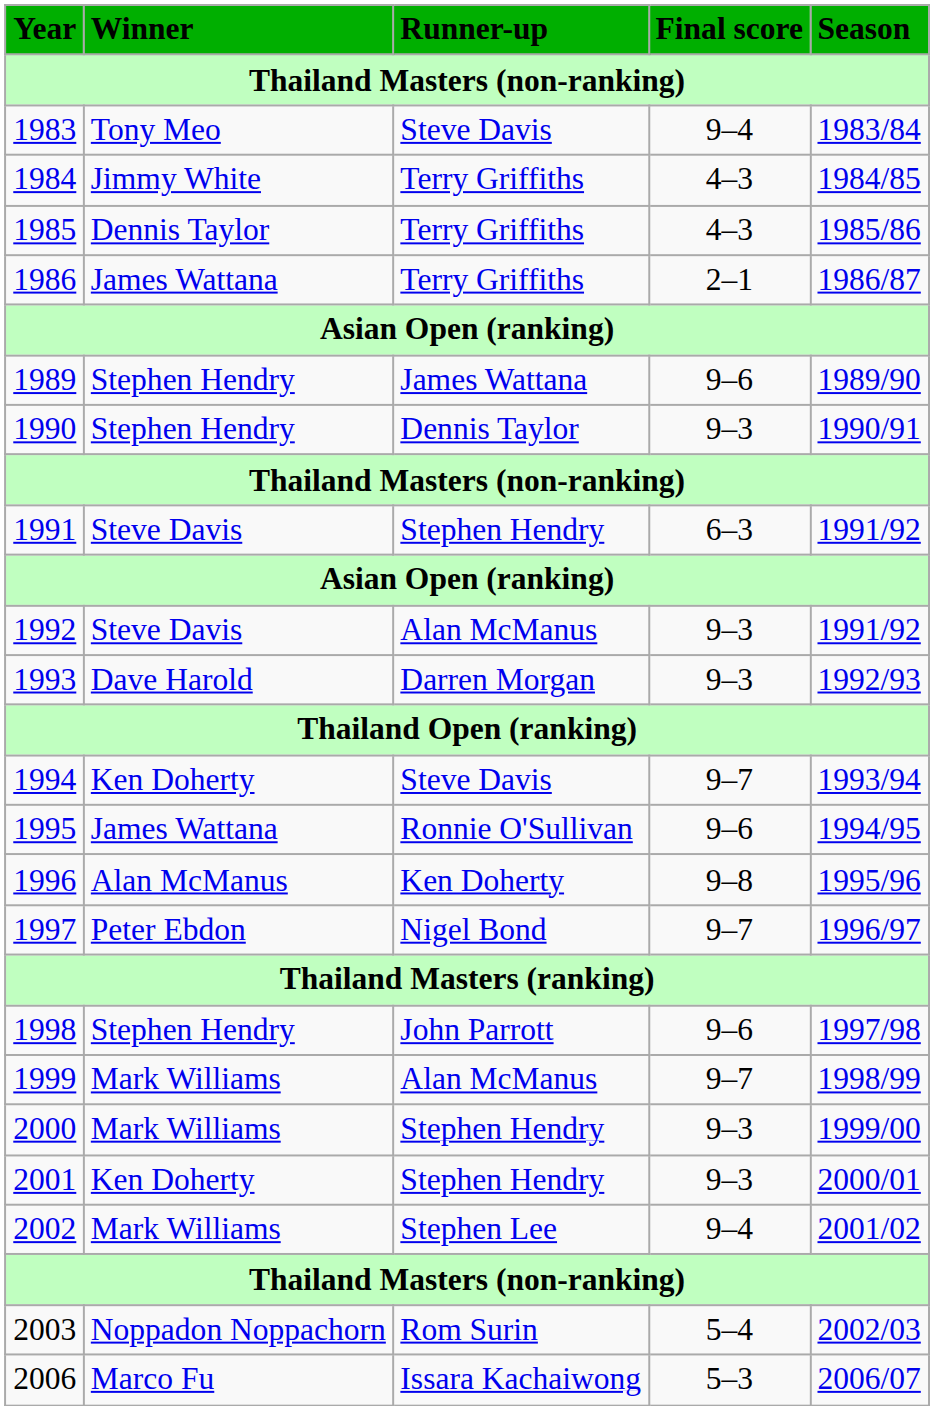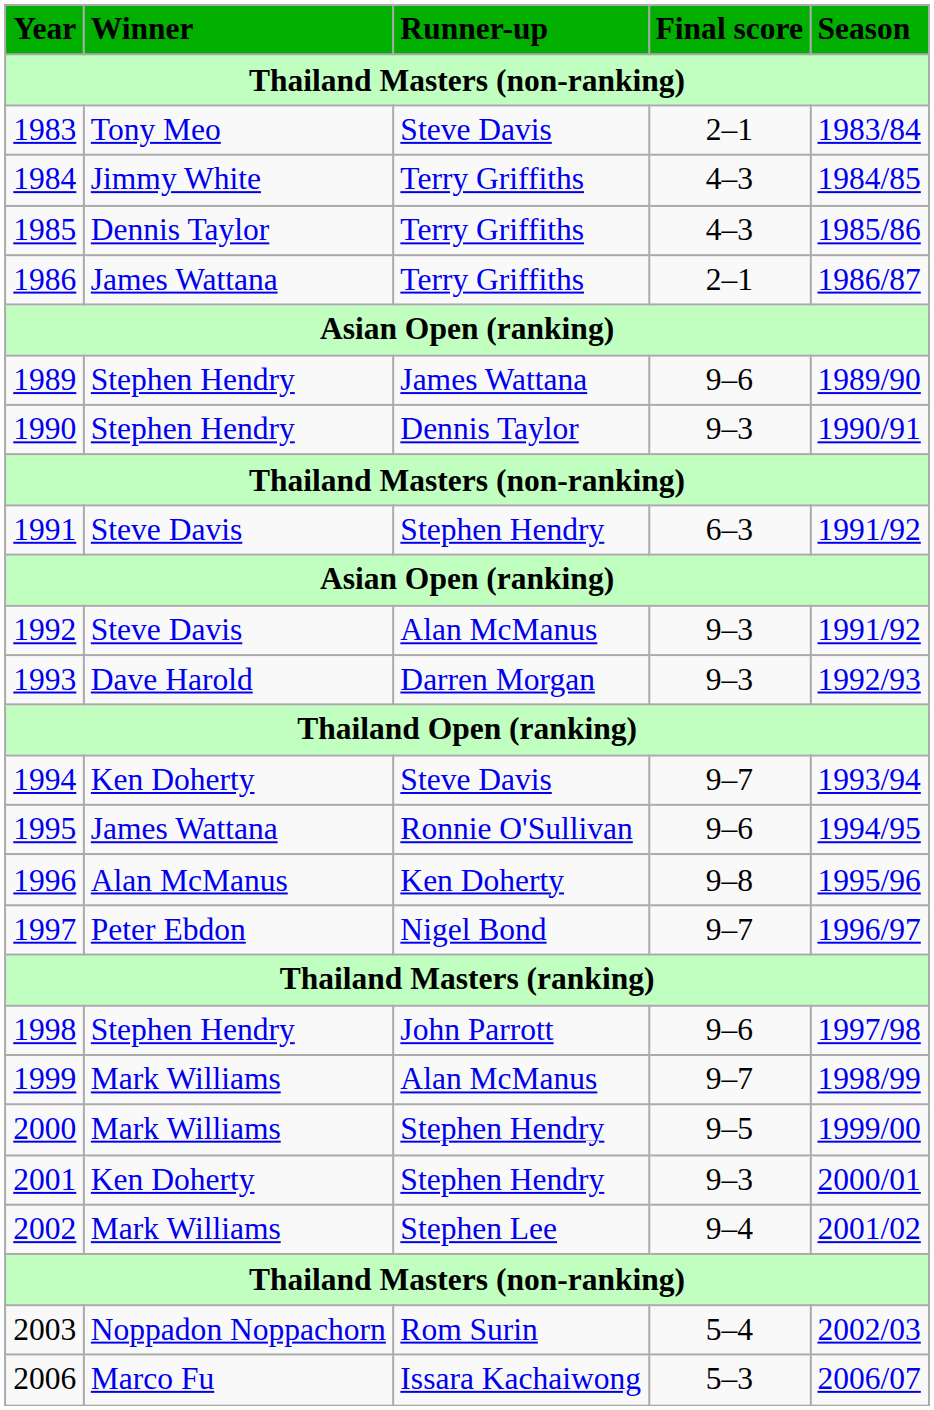(729, 129) 9–4 -> (729, 129) 2–1
(729, 1129) 9–3 -> (729, 1129) 9–5
